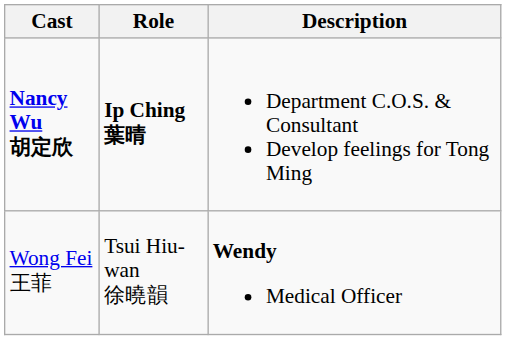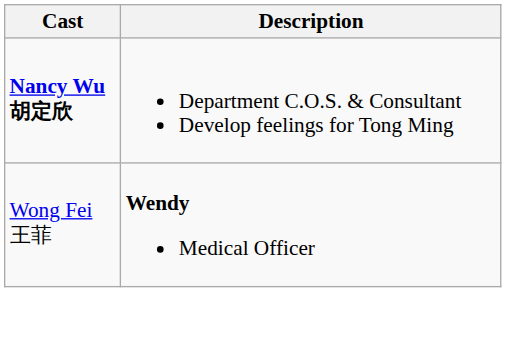- column: (154, 21)
